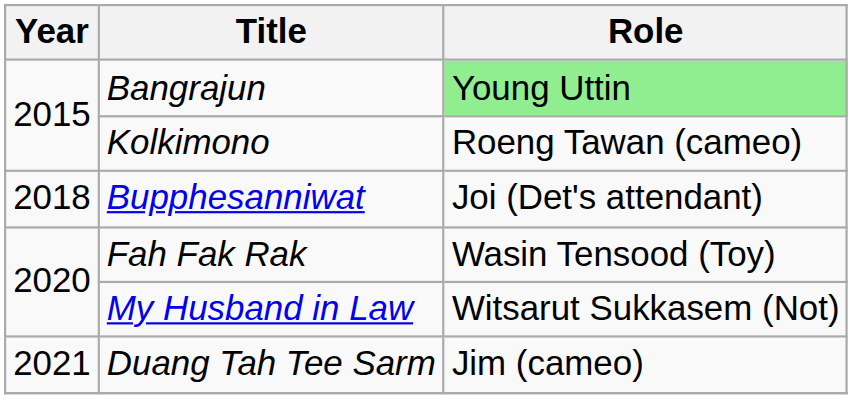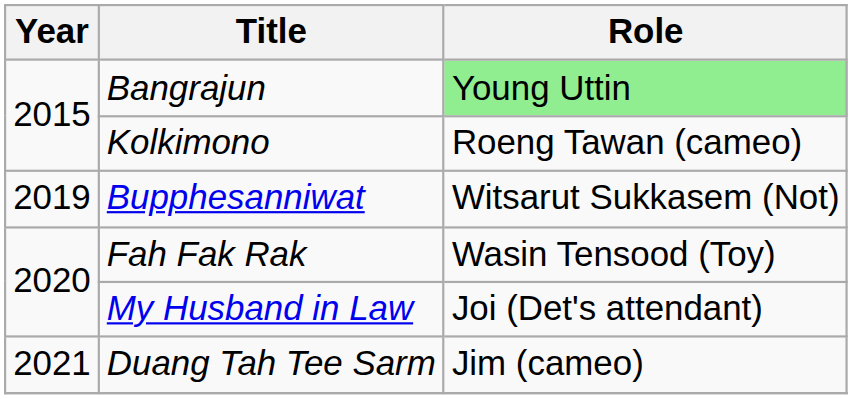(52, 198) 2018 -> (52, 198) 2019
(607, 198) Joi (Det's attendant) -> (646, 198) Witsarut Sukkasem (Not)
(646, 308) Witsarut Sukkasem (Not) -> (607, 308) Joi (Det's attendant)
